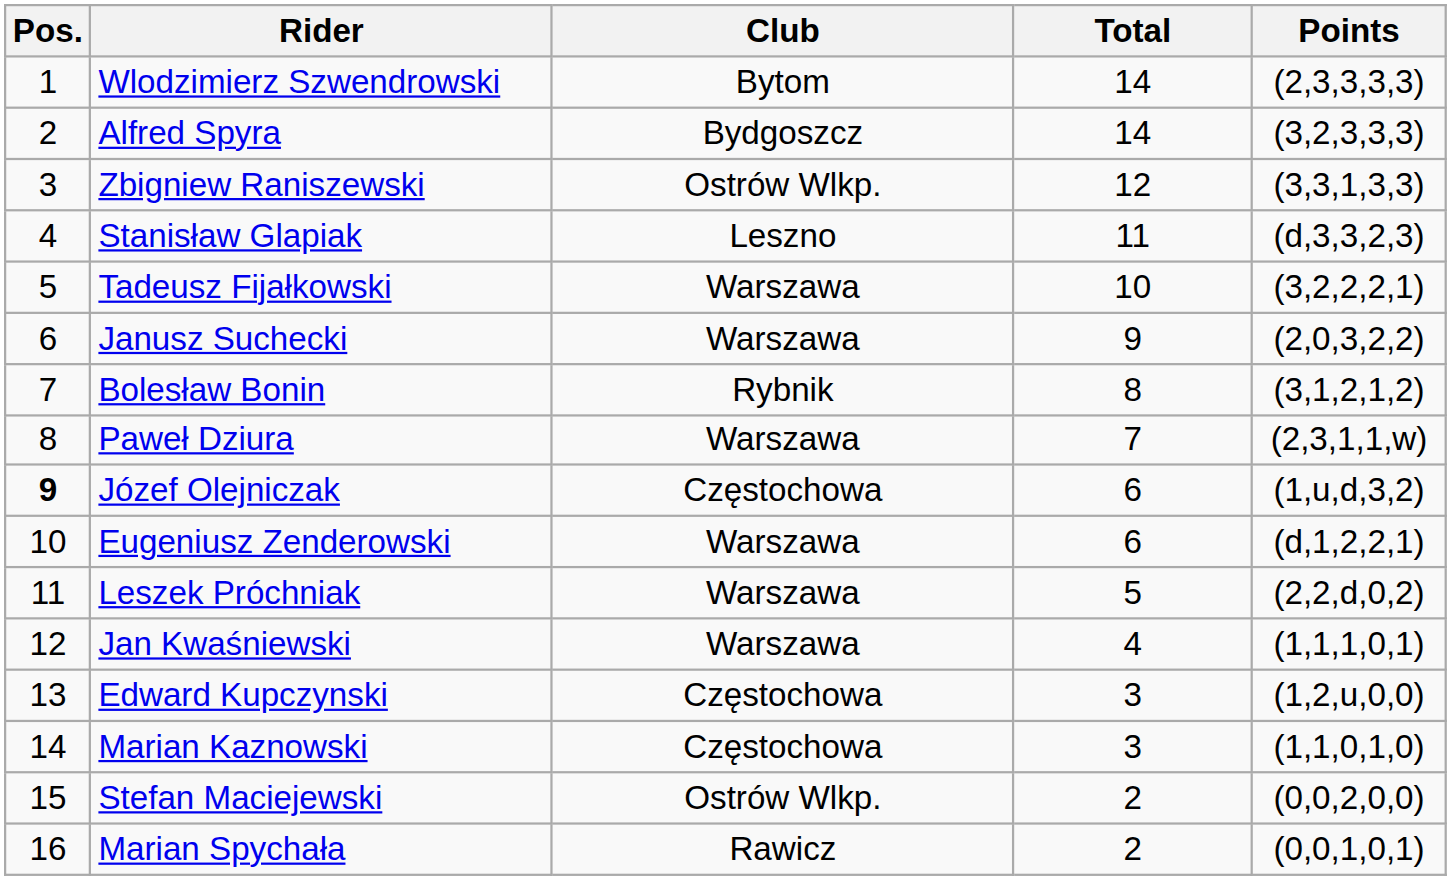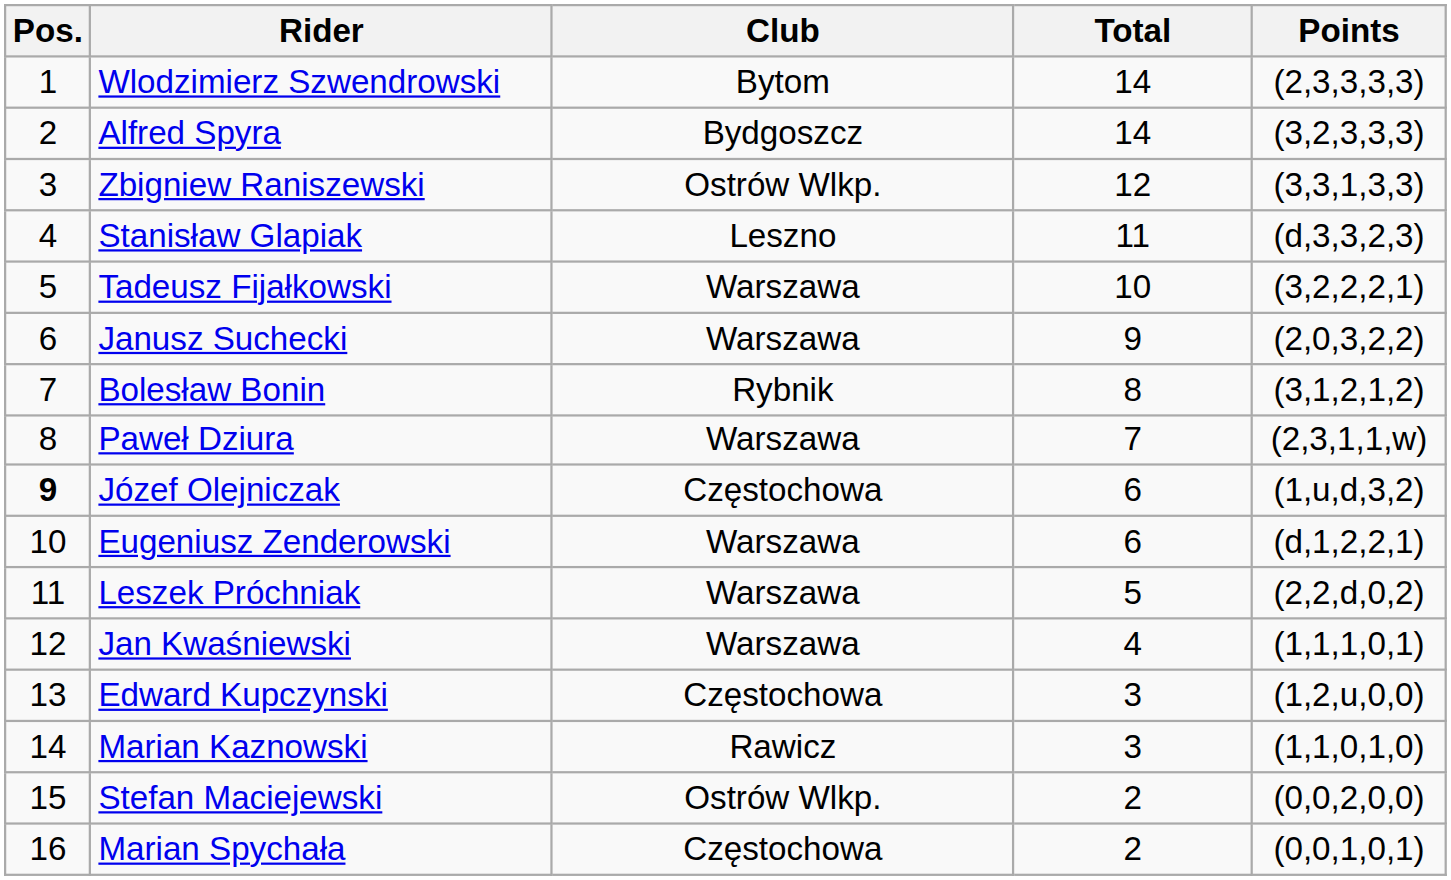(783, 747) Częstochowa -> (783, 747) Rawicz
(783, 849) Rawicz -> (783, 849) Częstochowa
